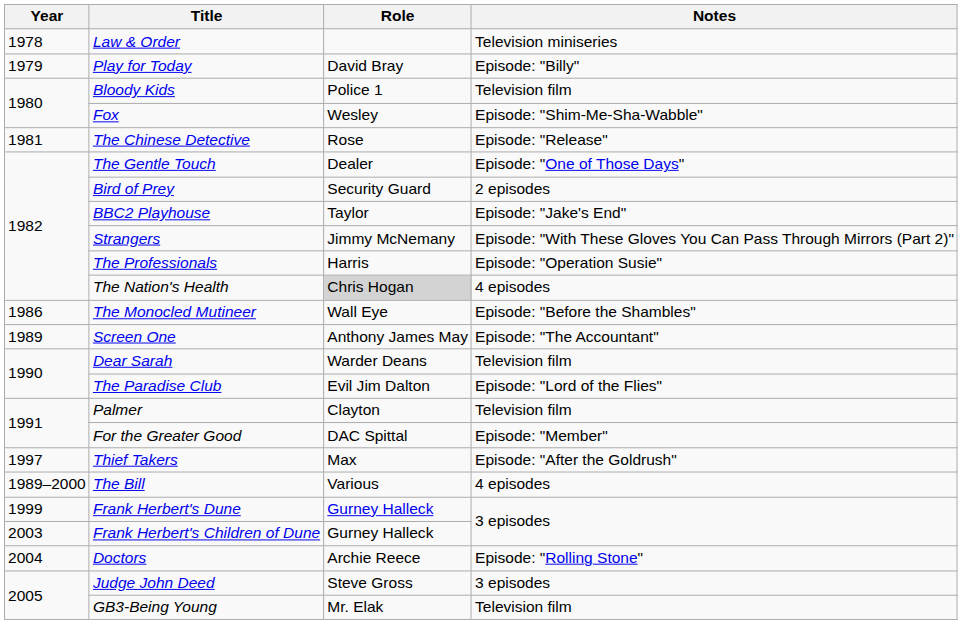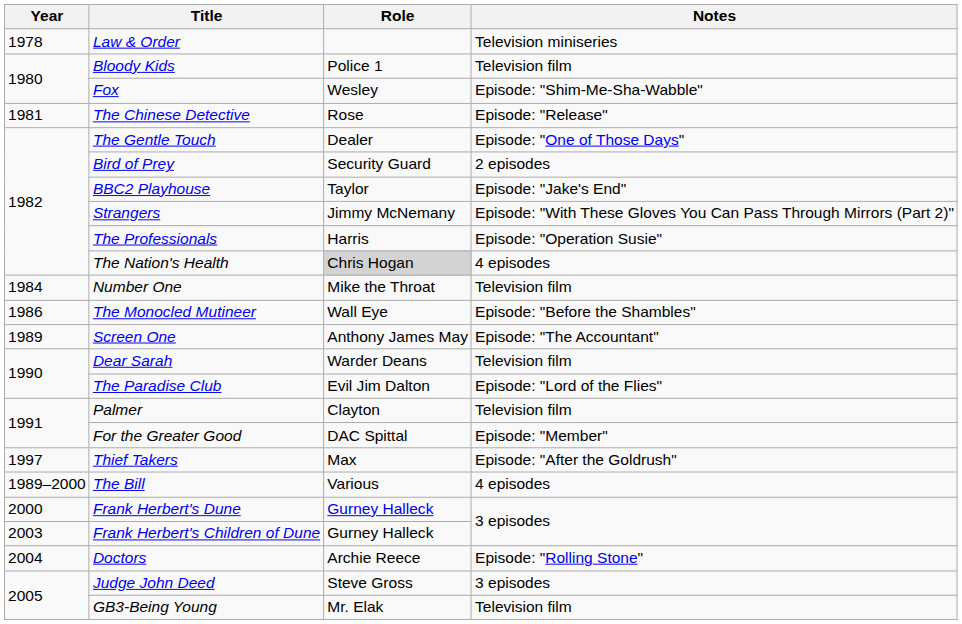- row: (142, 66)
+ row: (137, 287)
(25, 509) 1999 -> (25, 509) 2000
